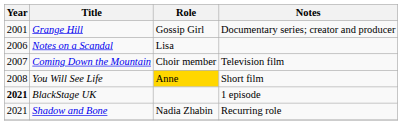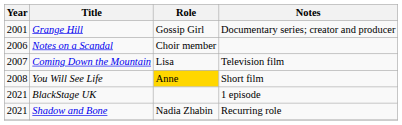(165, 45) Lisa -> (186, 45) Choir member
(186, 62) Choir member -> (165, 62) Lisa
(17, 95) bold -> (17, 95) normal
